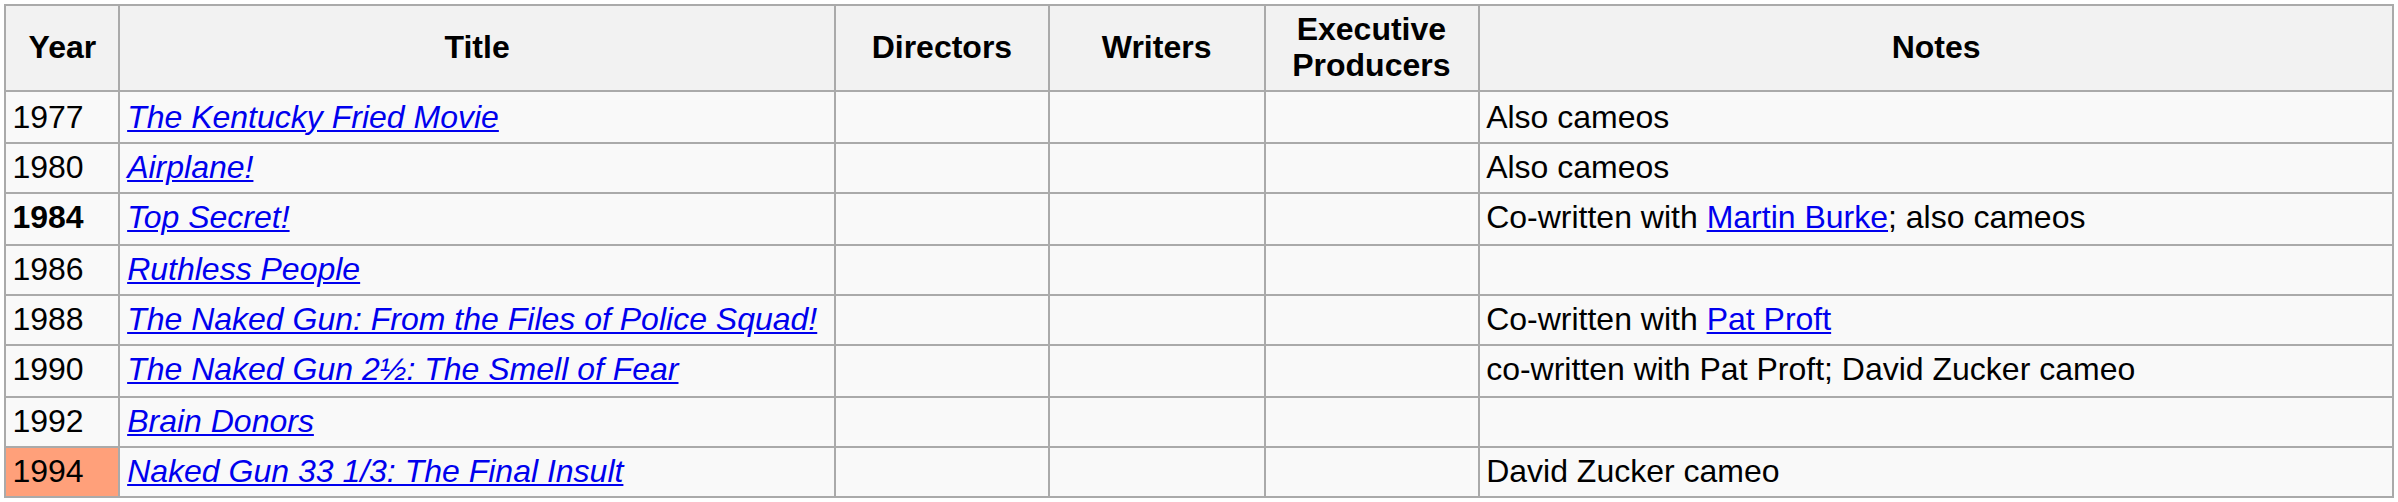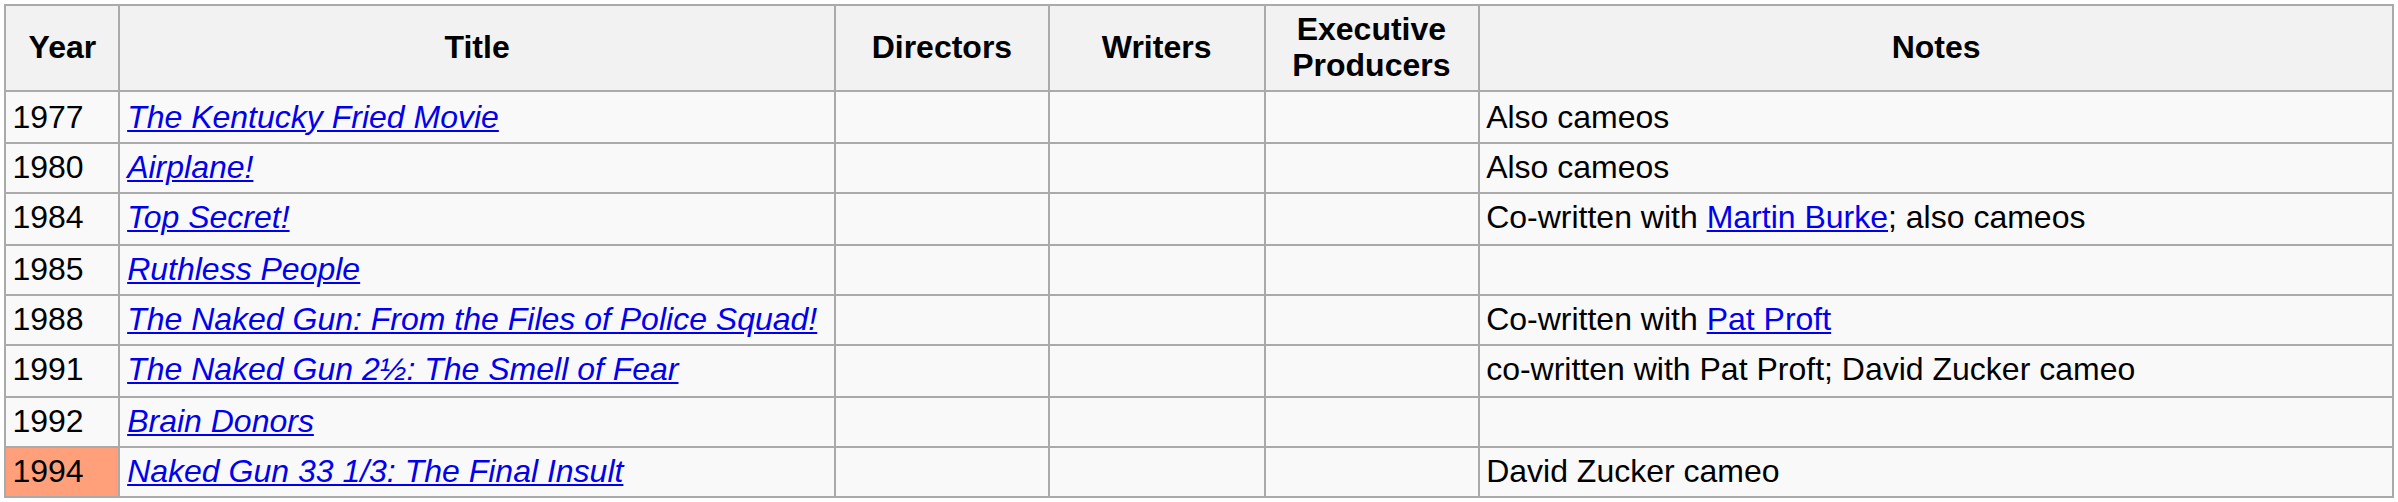(48, 218) bold -> (48, 218) normal
(48, 268) 1986 -> (48, 268) 1985
(48, 370) 1990 -> (48, 370) 1991
